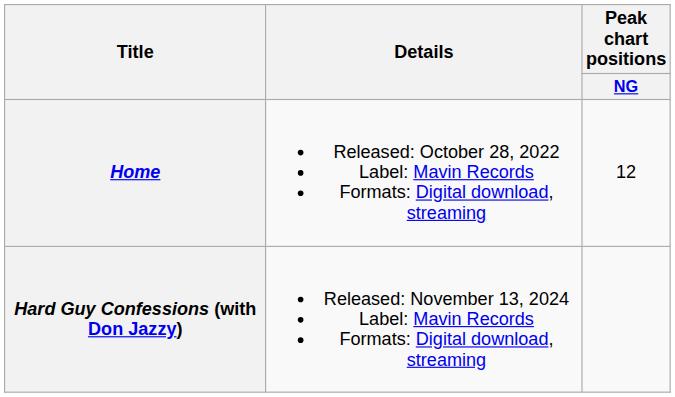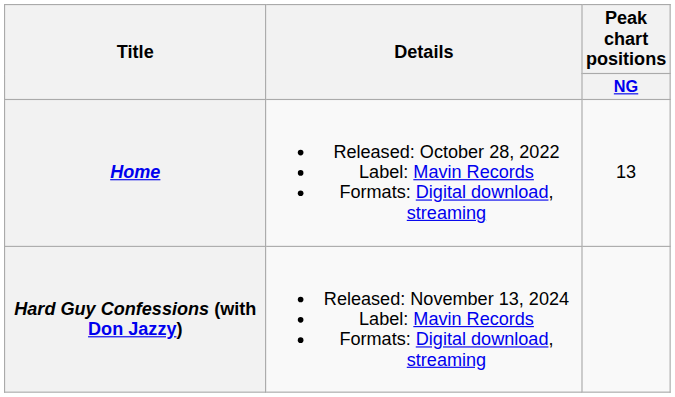(626, 172) 12 -> (626, 172) 13
